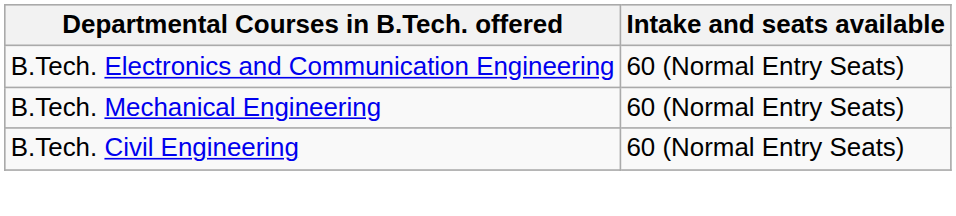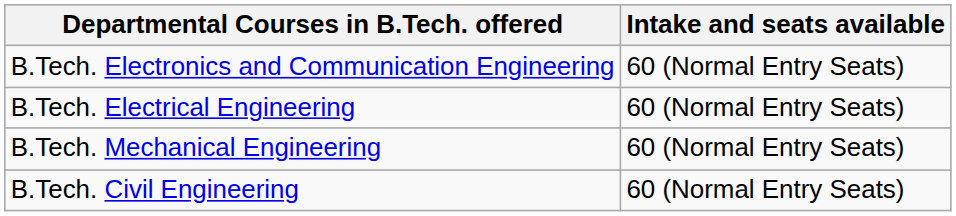+ row: (183, 107)
